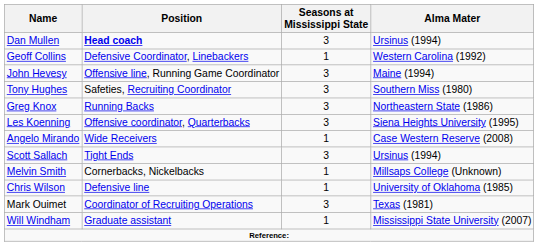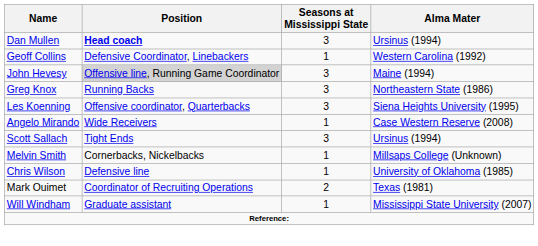(182, 74) no background -> (182, 74) lightgrey background
- row: (37, 90)
(326, 205) 3 -> (326, 188) 2
